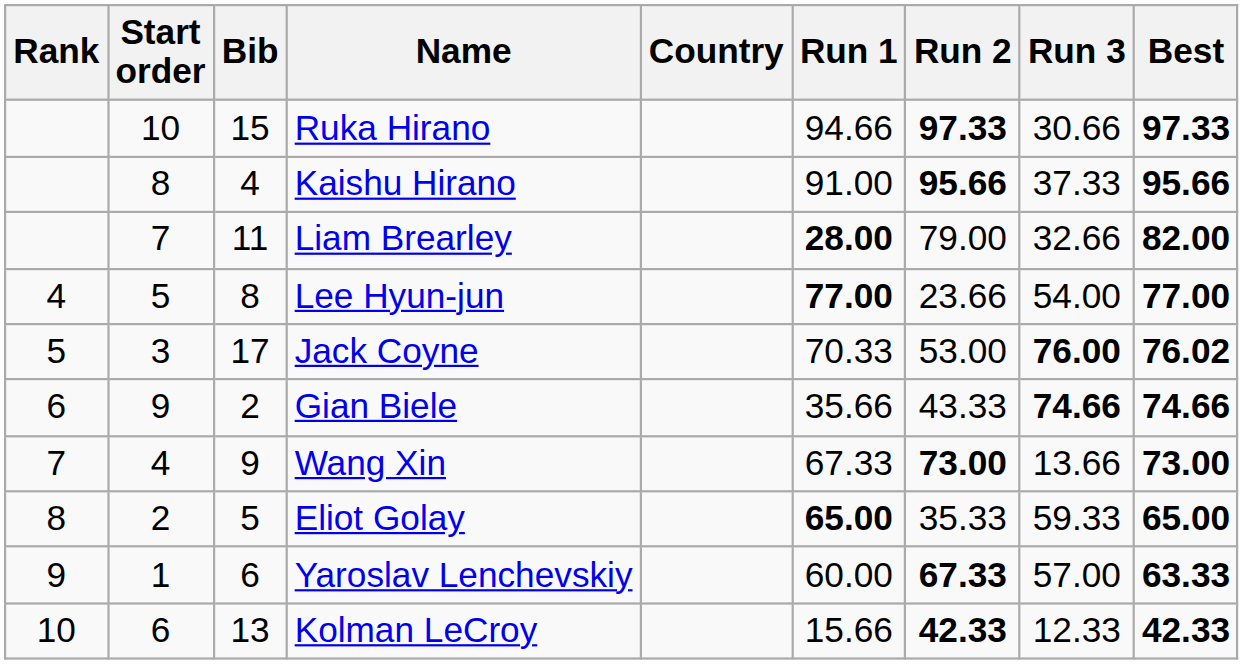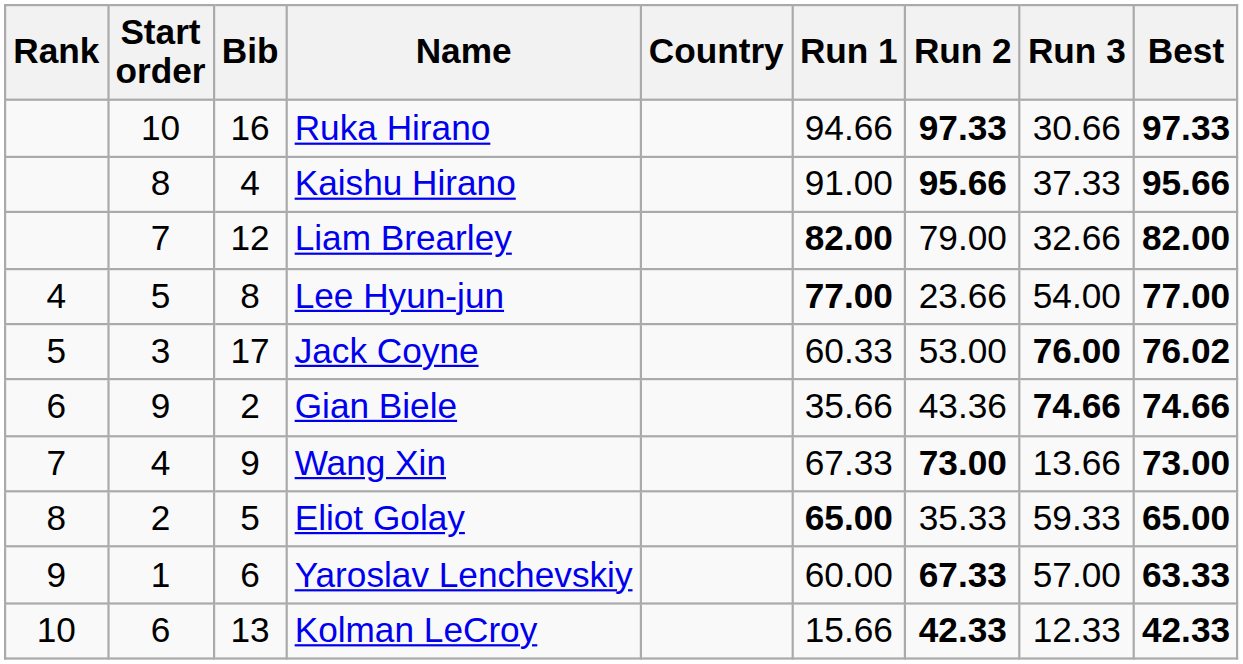(250, 127) 15 -> (250, 127) 16
(250, 239) 11 -> (250, 239) 12
(849, 239) 28.00 -> (849, 239) 82.00
(849, 351) 70.33 -> (849, 351) 60.33
(963, 406) 43.33 -> (963, 406) 43.36
